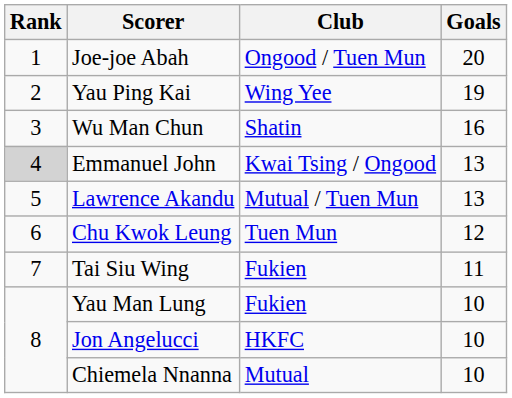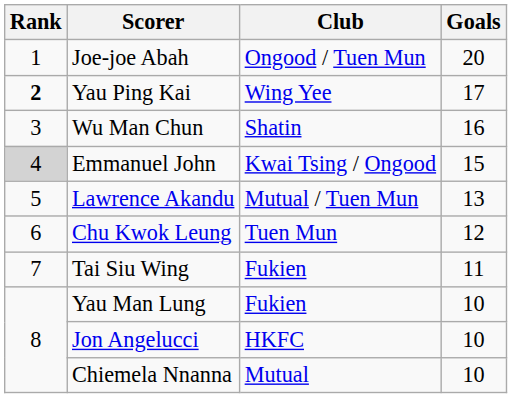(36, 92) normal -> (36, 92) bold
(474, 92) 19 -> (474, 92) 17
(474, 163) 13 -> (474, 163) 15
